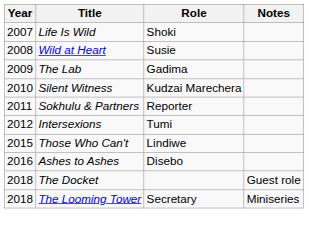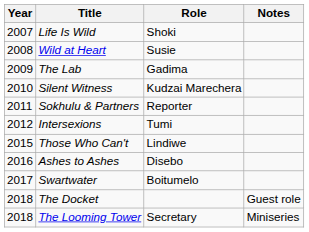+ row: (68, 180)
